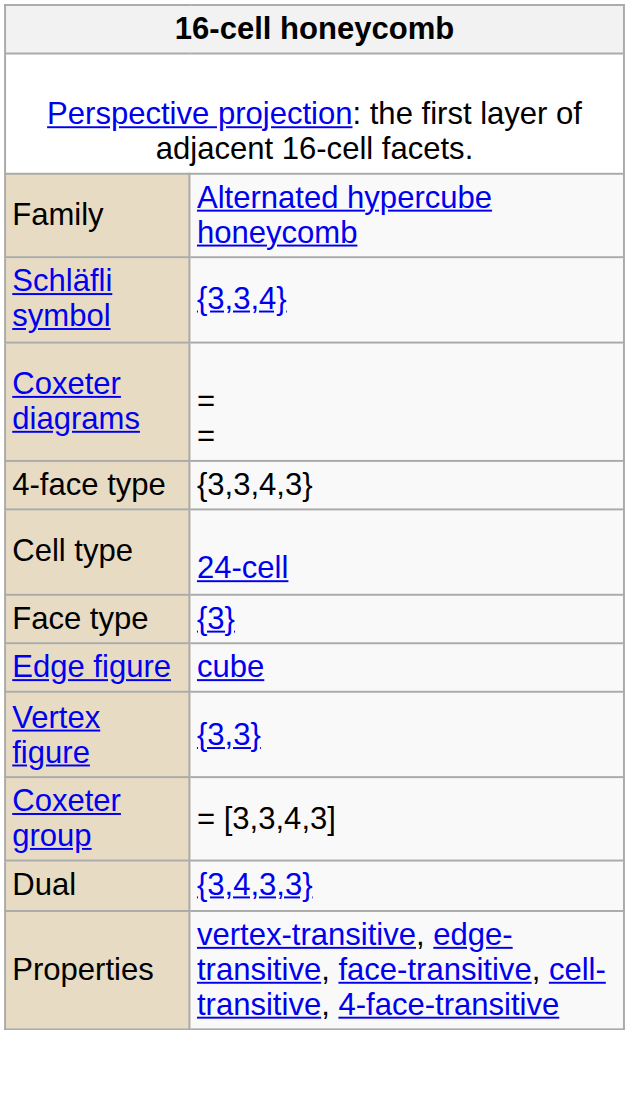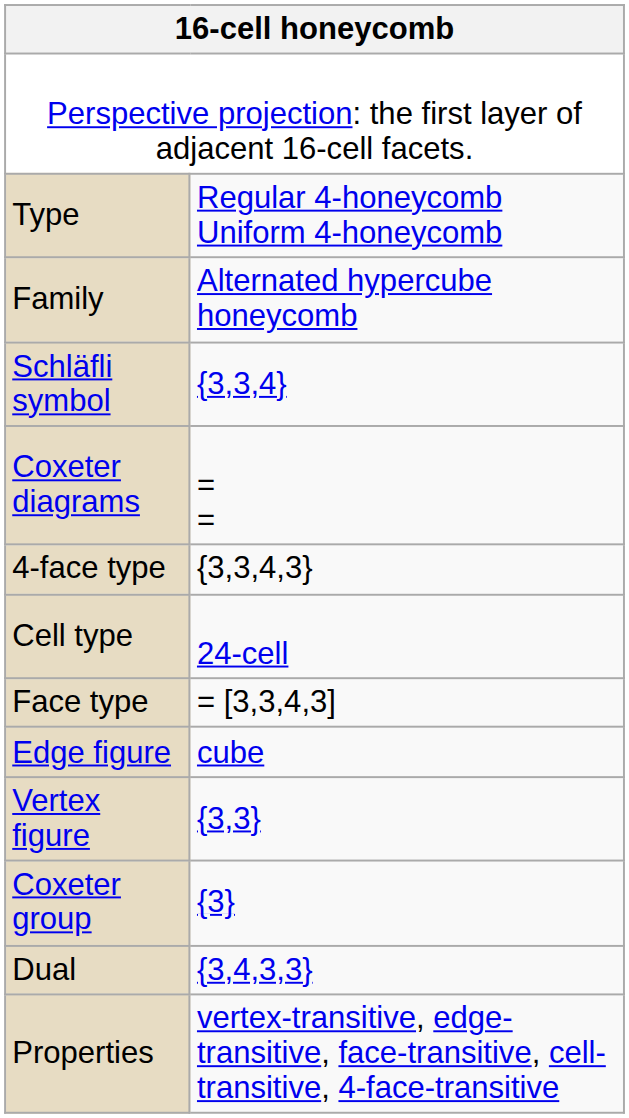+ row: (46, 214)
(216, 618) {3} -> (266, 702) = [3,3,4,3]
(266, 818) = [3,3,4,3] -> (216, 902) {3}
